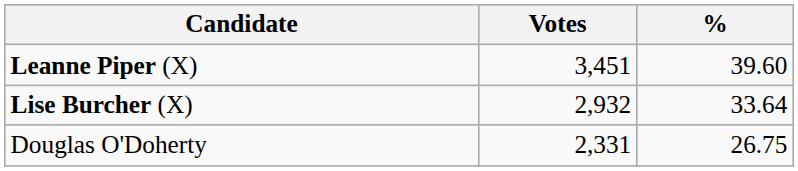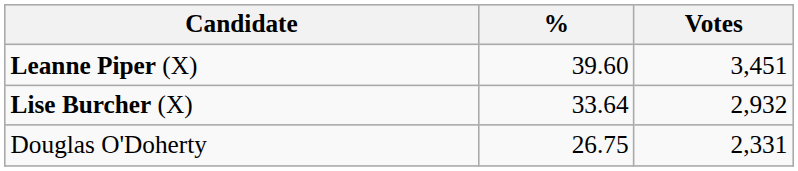columns swapped: (558, 24) <-> (715, 24)
